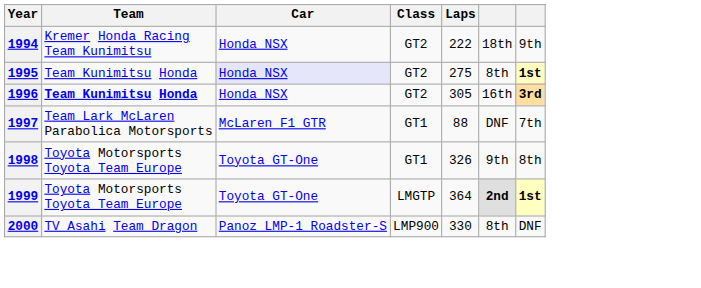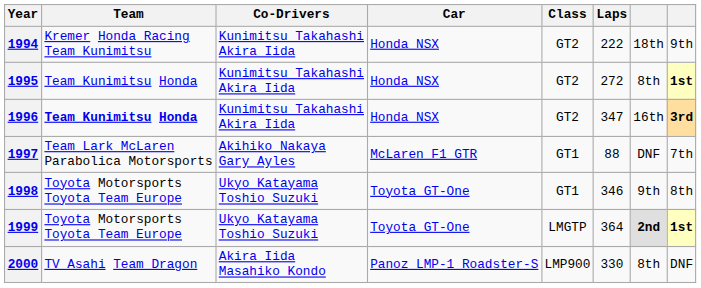+ column: (291, 15)
(253, 73) lavender background -> (405, 81) no background
(460, 73) 275 -> (612, 81) 272
(460, 94) 305 -> (612, 117) 347
(460, 160) 326 -> (612, 191) 346
